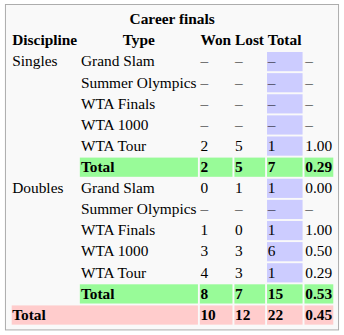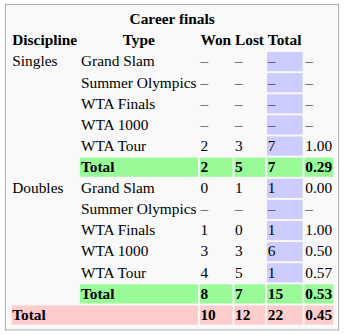(239, 146) 5 -> (239, 146) 3
(272, 146) 1 -> (272, 146) 7
(239, 272) 3 -> (239, 272) 5
(319, 272) 0.29 -> (319, 272) 0.57
